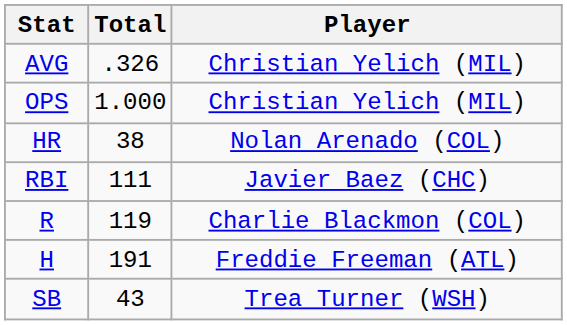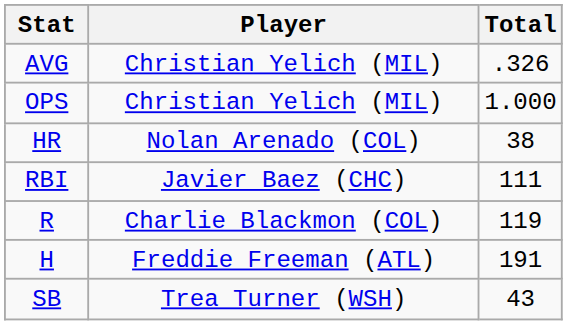columns swapped: (367, 25) <-> (130, 25)
